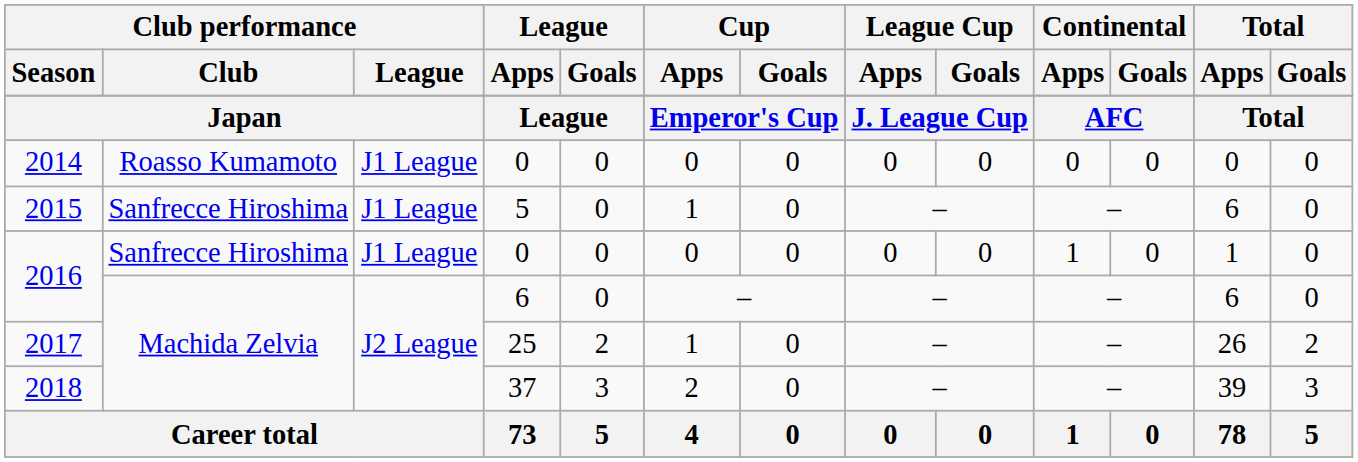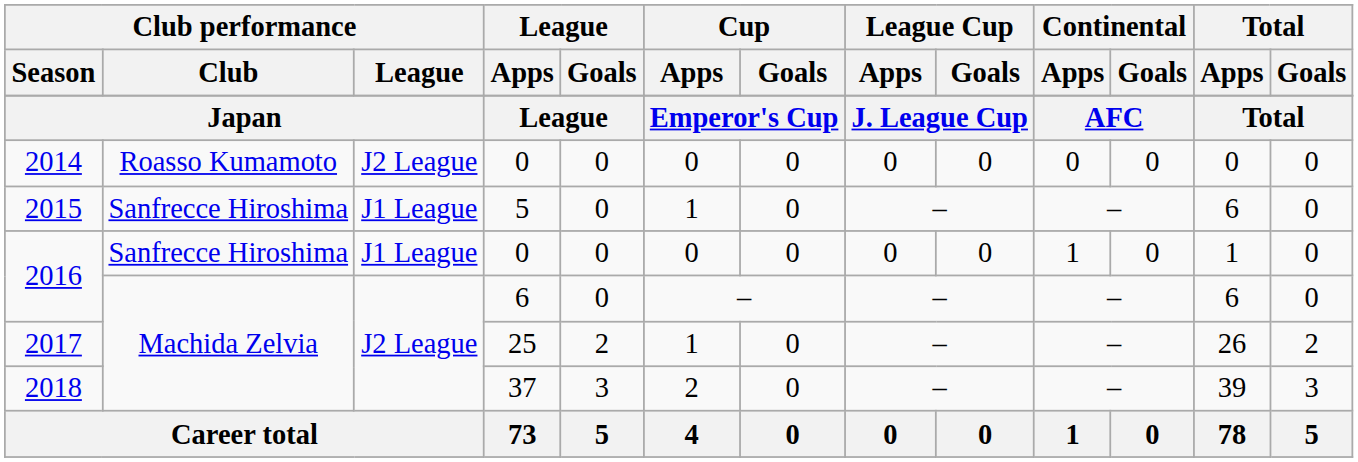(419, 162) J1 League -> (419, 162) J2 League
